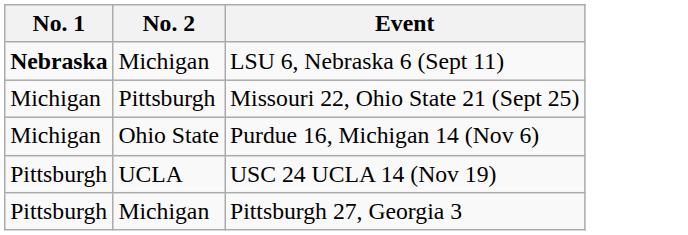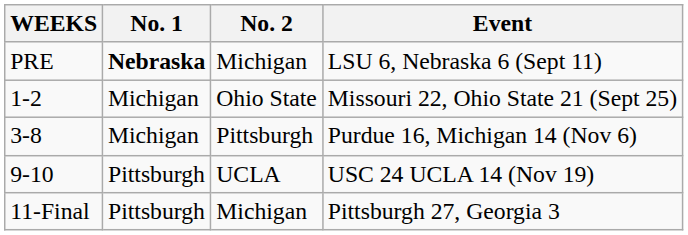+ column: (54, 23)
(167, 98) Pittsburgh -> (267, 98) Ohio State
(169, 135) Ohio State -> (265, 135) Pittsburgh
